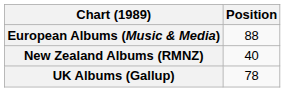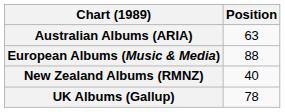+ row: (114, 35)
